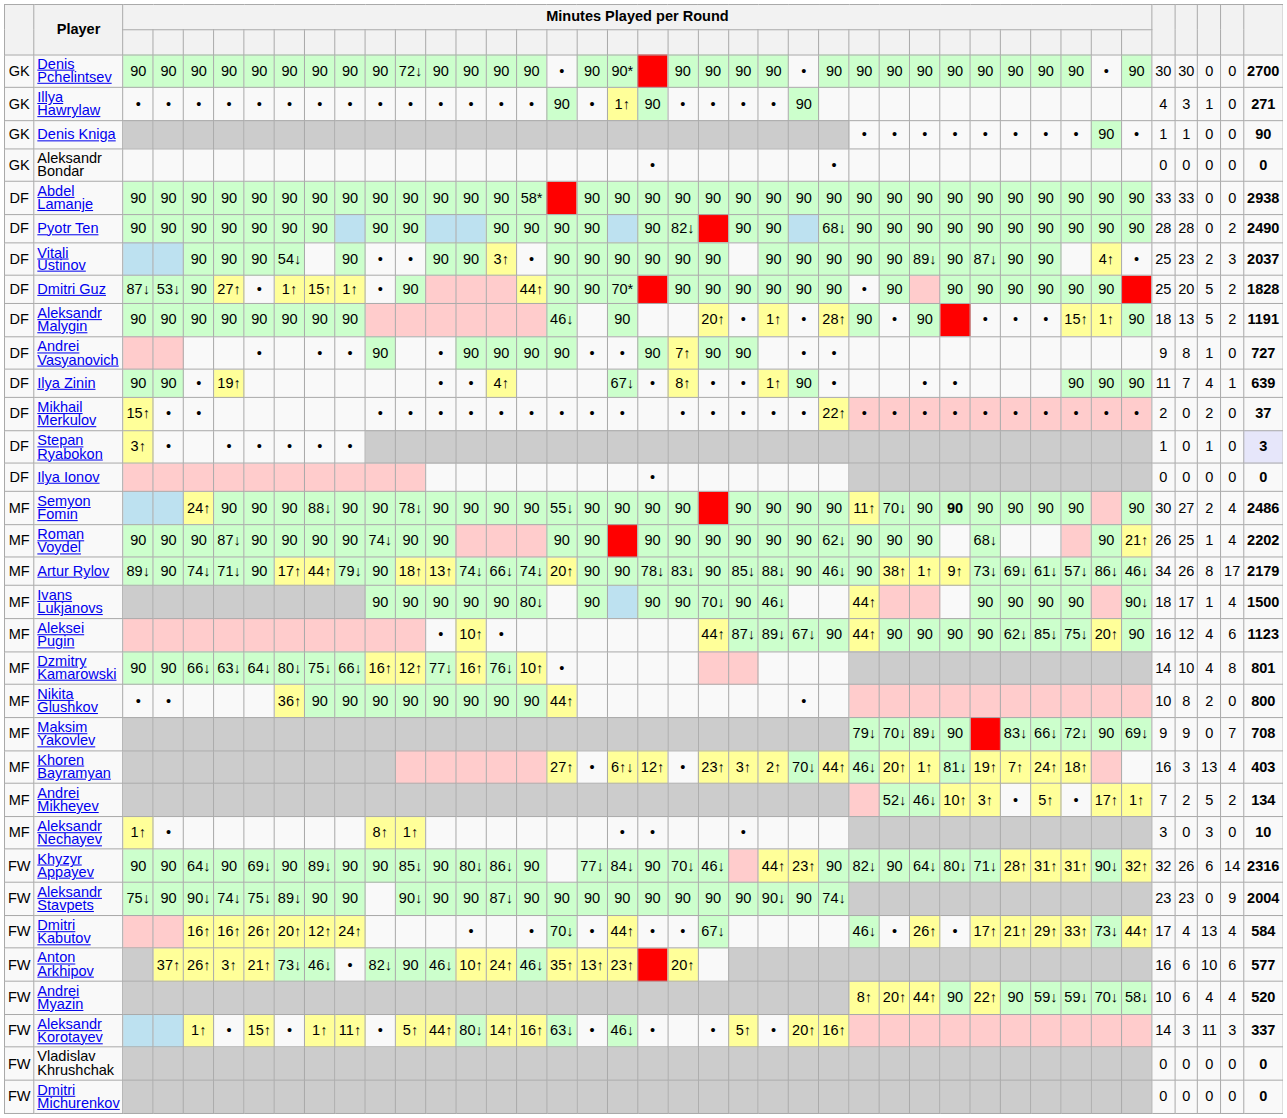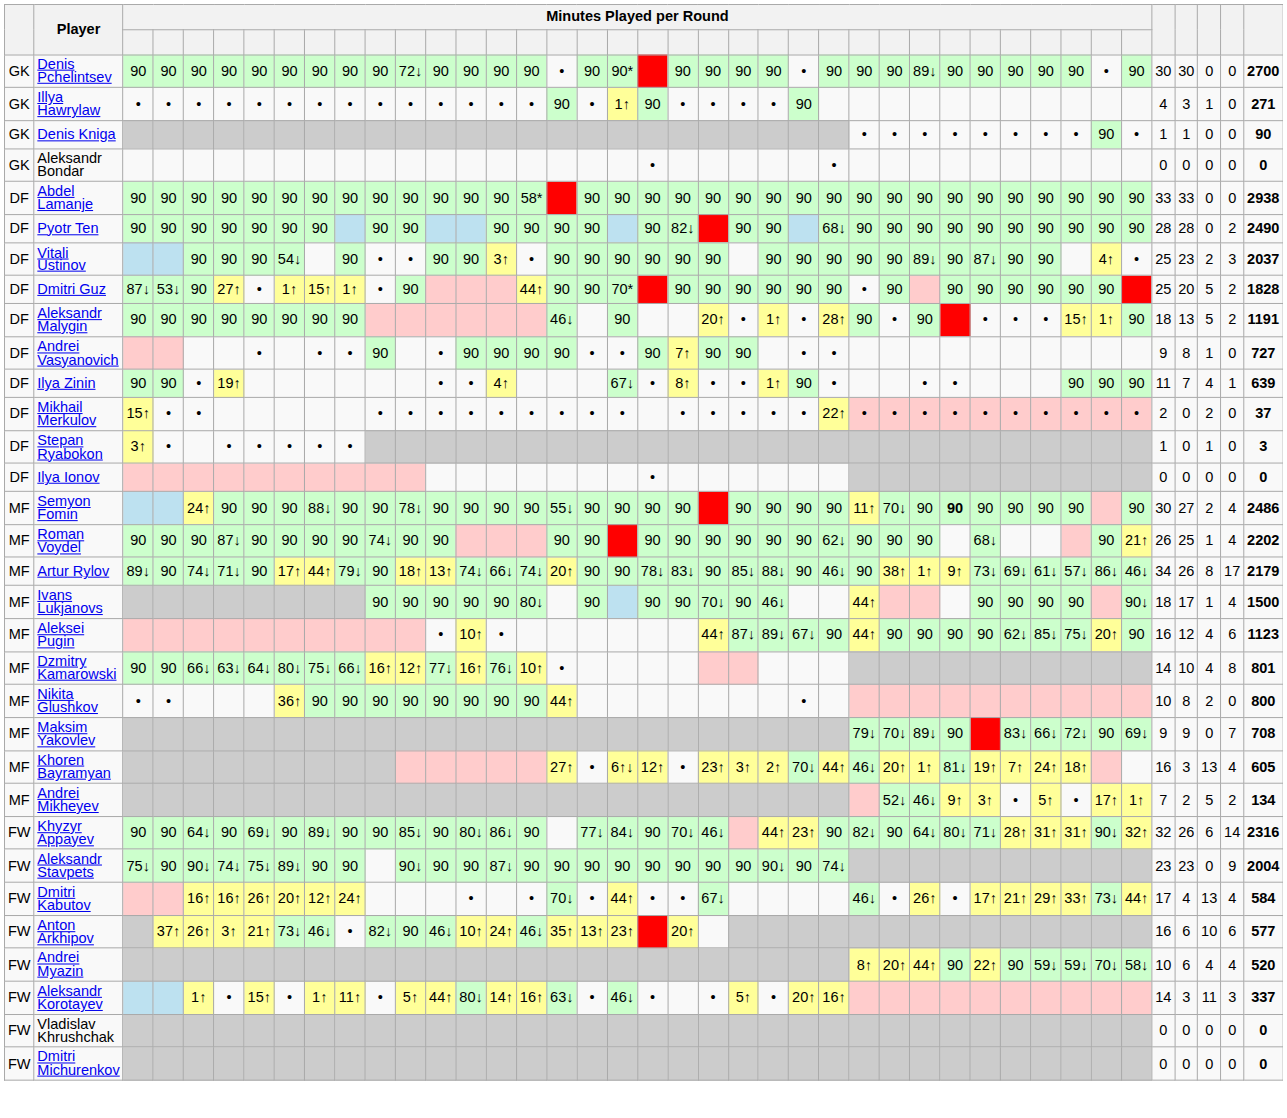(925, 71) 90 -> (925, 71) 89↓
(1263, 447) lavender background -> (1263, 447) no background
(1263, 767) 403 -> (1263, 767) 605
(955, 800) 10↑ -> (955, 800) 9↑
- row: (70, 833)
